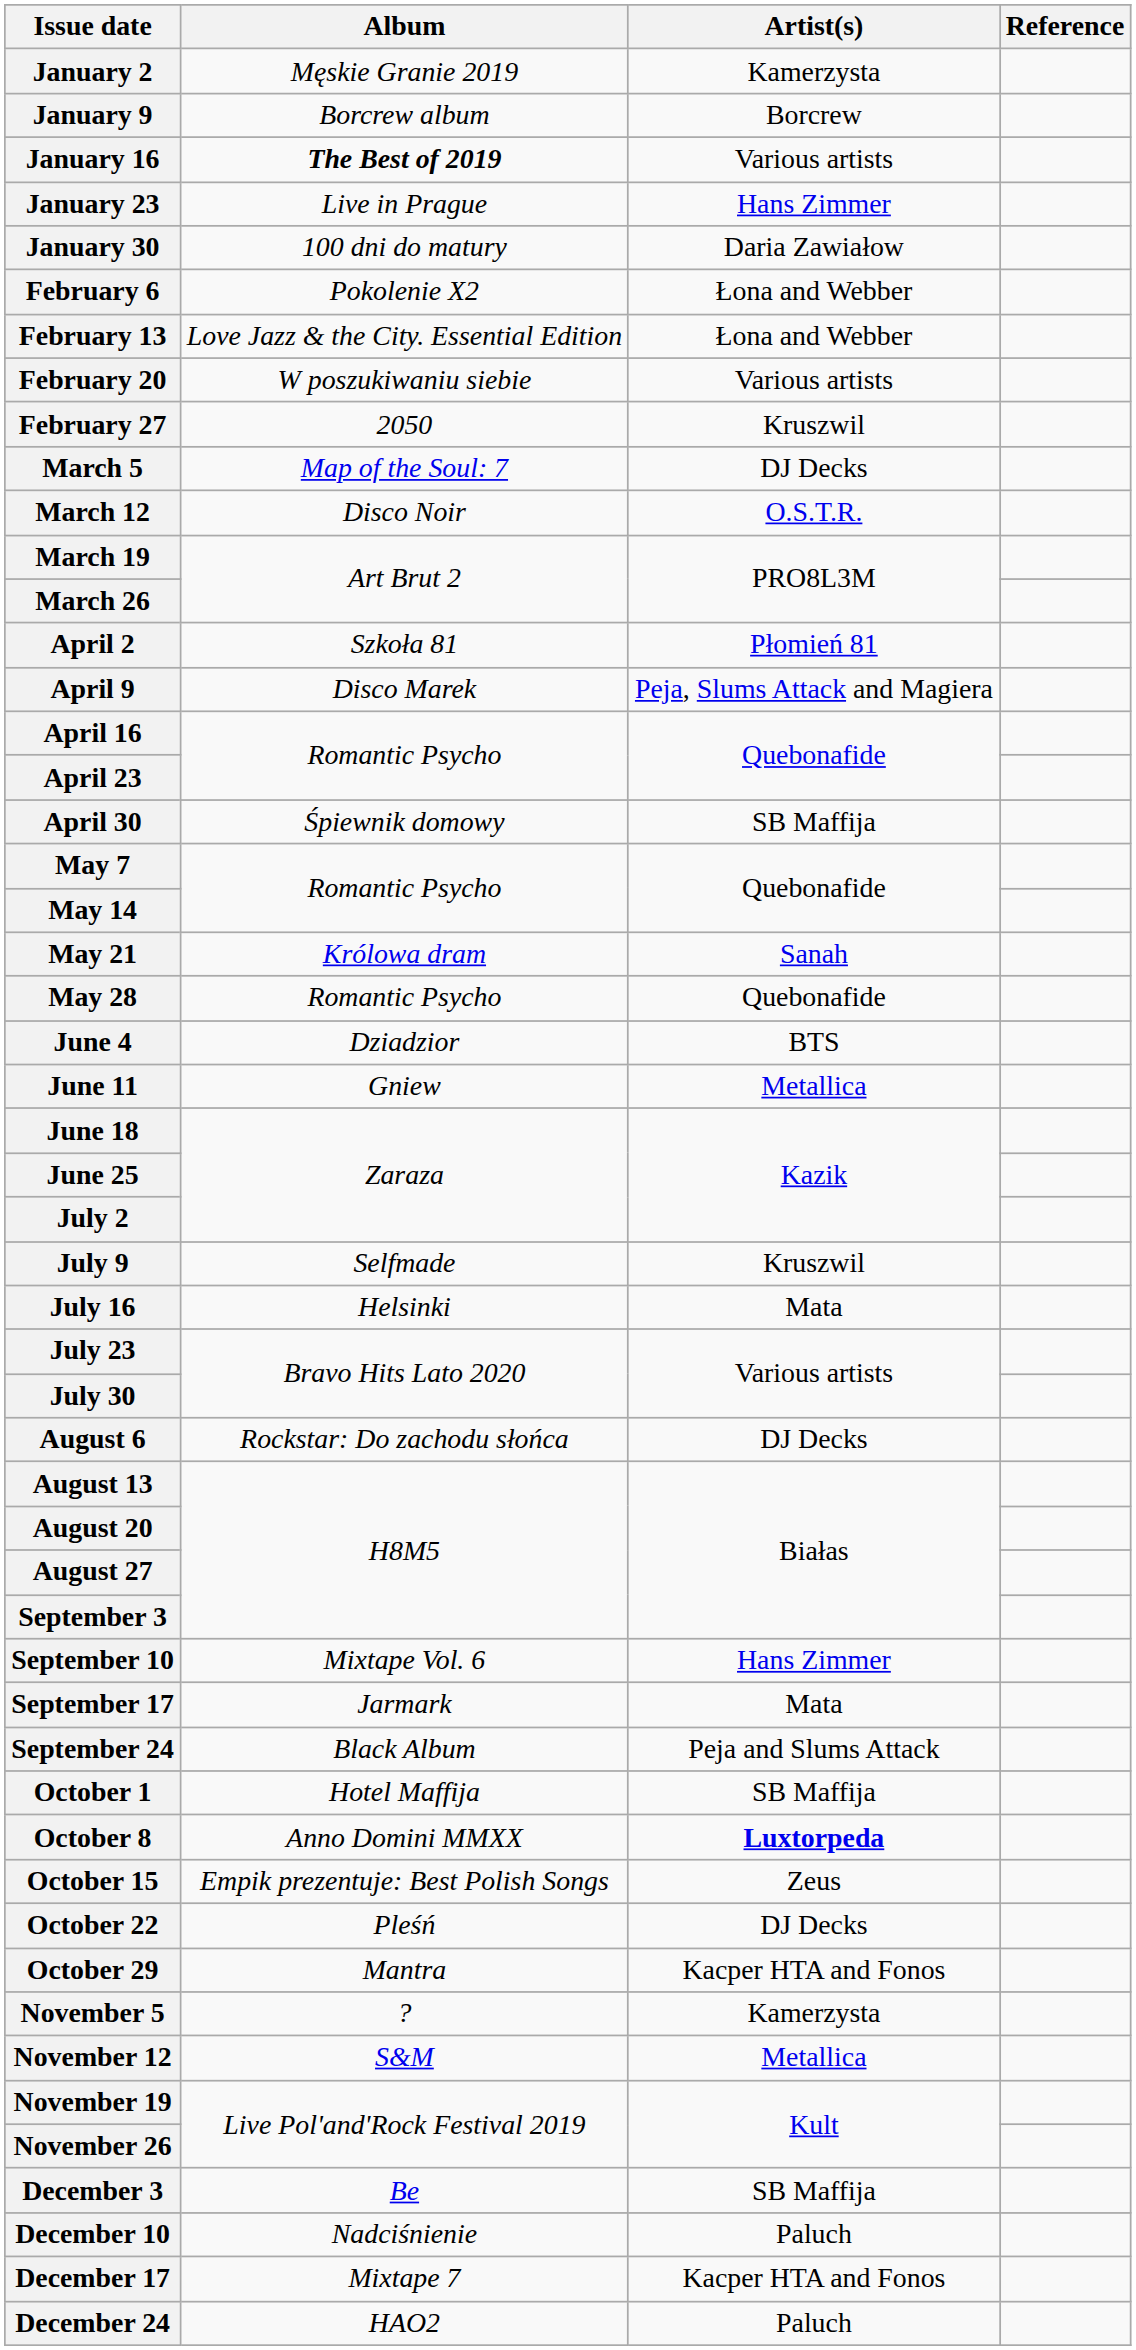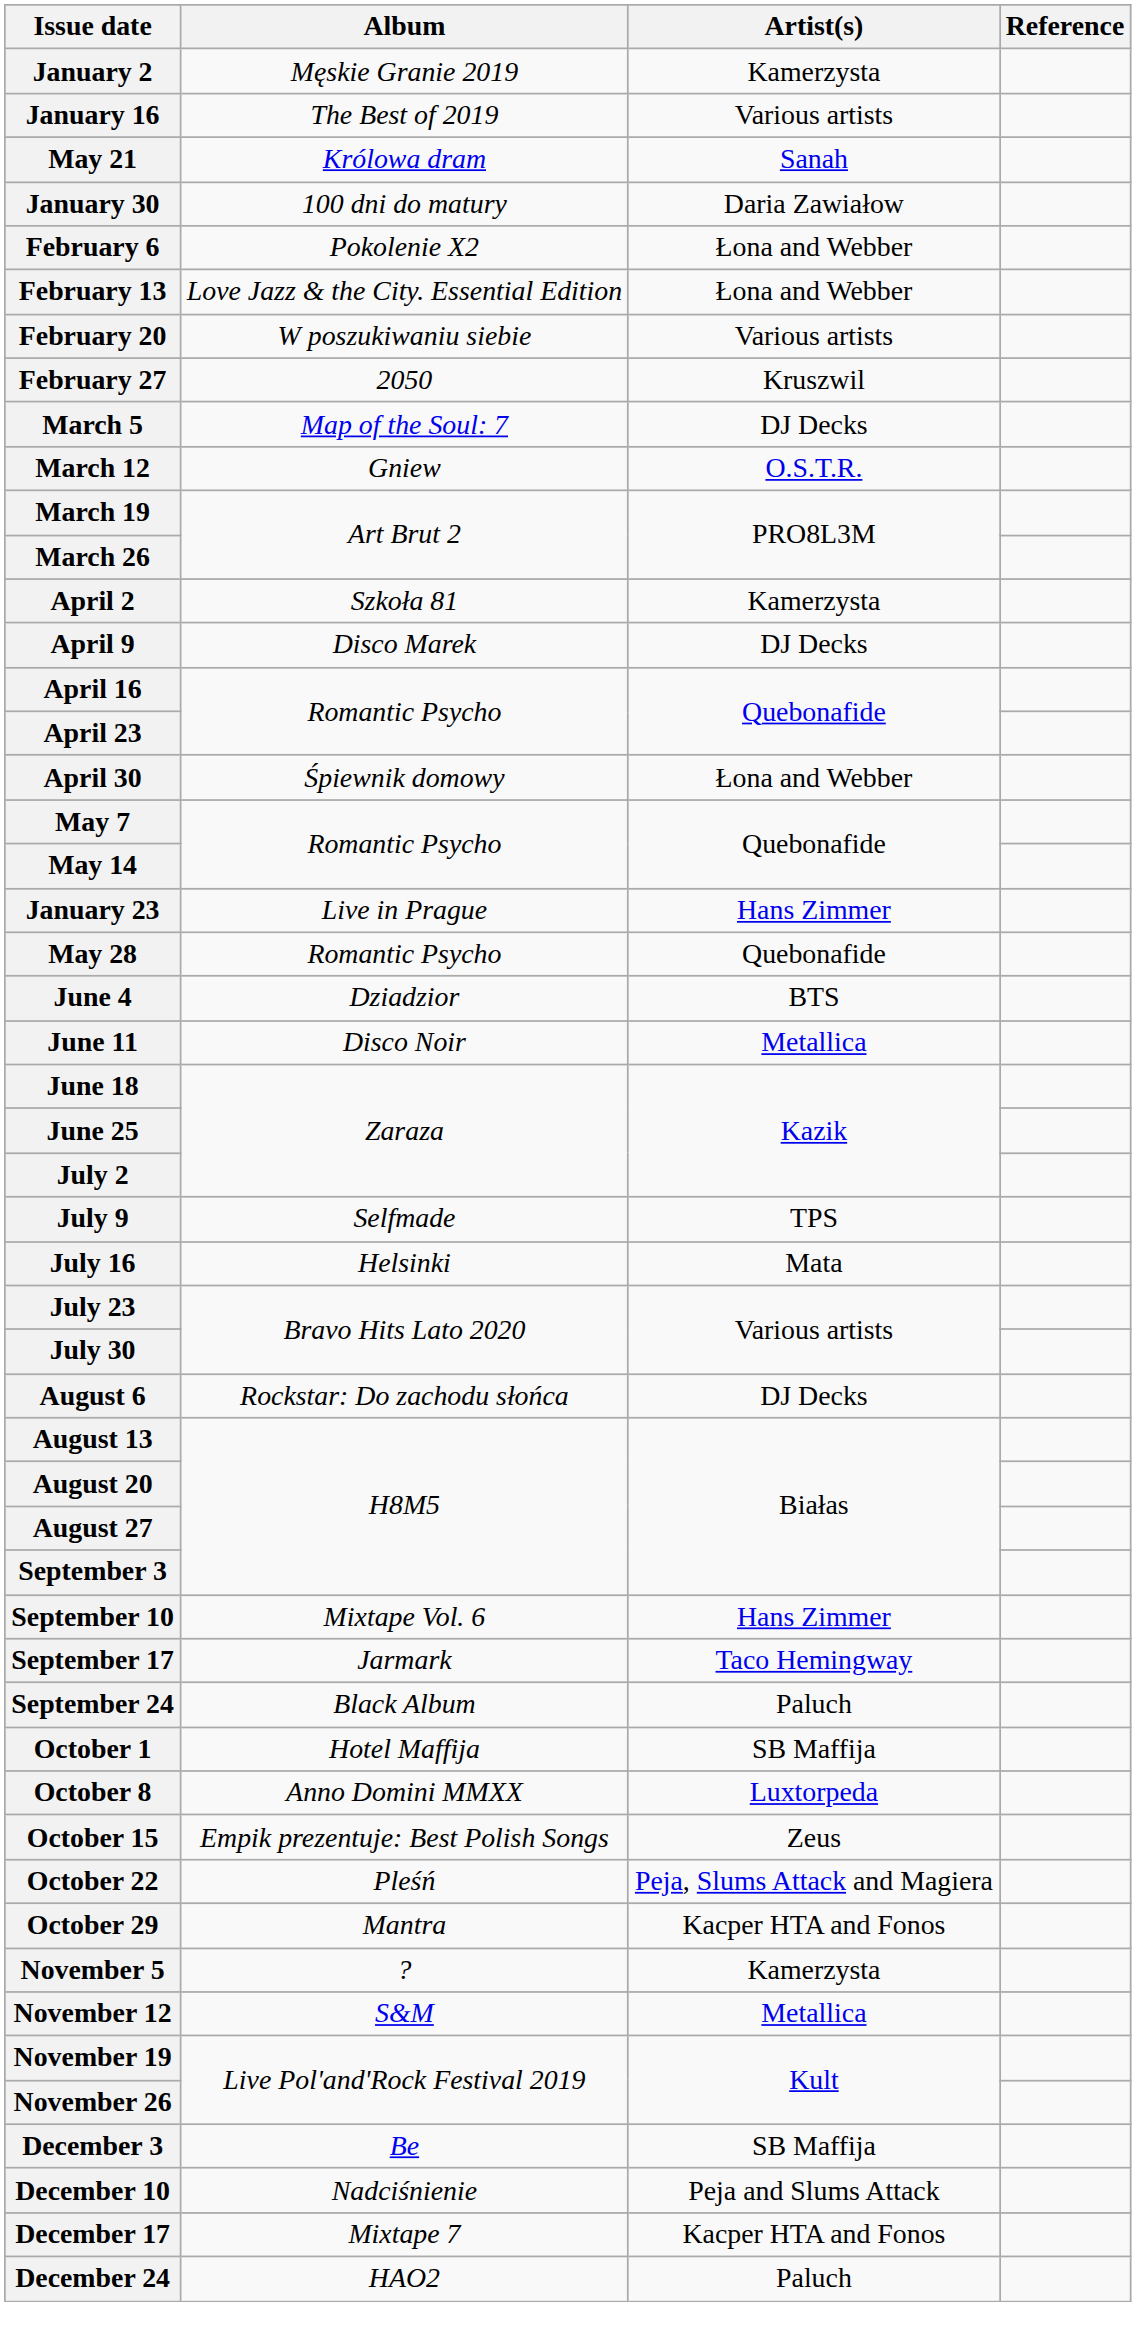- row: (93, 114)
(404, 159) bold -> (404, 114) normal
rows swapped: (93, 203) <-> (93, 953)
(404, 512) Disco Noir -> (404, 468) Gniew
(814, 644) Płomień 81 -> (814, 600) Kamerzysta
(814, 688) Peja, Slums Attack and Magiera -> (814, 644) DJ Decks
(814, 821) SB Maffija -> (814, 777) Łona and Webber
(404, 1086) Gniew -> (404, 1042) Disco Noir
(814, 1262) Kruszwil -> (814, 1218) TPS
(814, 1704) Mata -> (814, 1660) Taco Hemingway
(814, 1748) Peja and Slums Attack -> (814, 1704) Paluch
(814, 1836) bold -> (814, 1792) normal
(814, 1925) DJ Decks -> (814, 1880) Peja, Slums Attack and Magiera
(814, 2234) Paluch -> (814, 2190) Peja and Slums Attack
